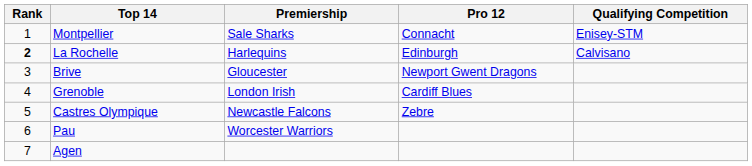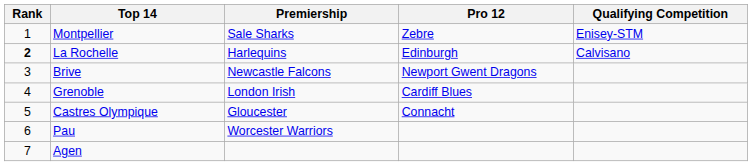(428, 33) Connacht -> (418, 33) Zebre
(257, 72) Gloucester -> (279, 72) Newcastle Falcons
(279, 111) Newcastle Falcons -> (257, 111) Gloucester
(418, 111) Zebre -> (428, 111) Connacht
